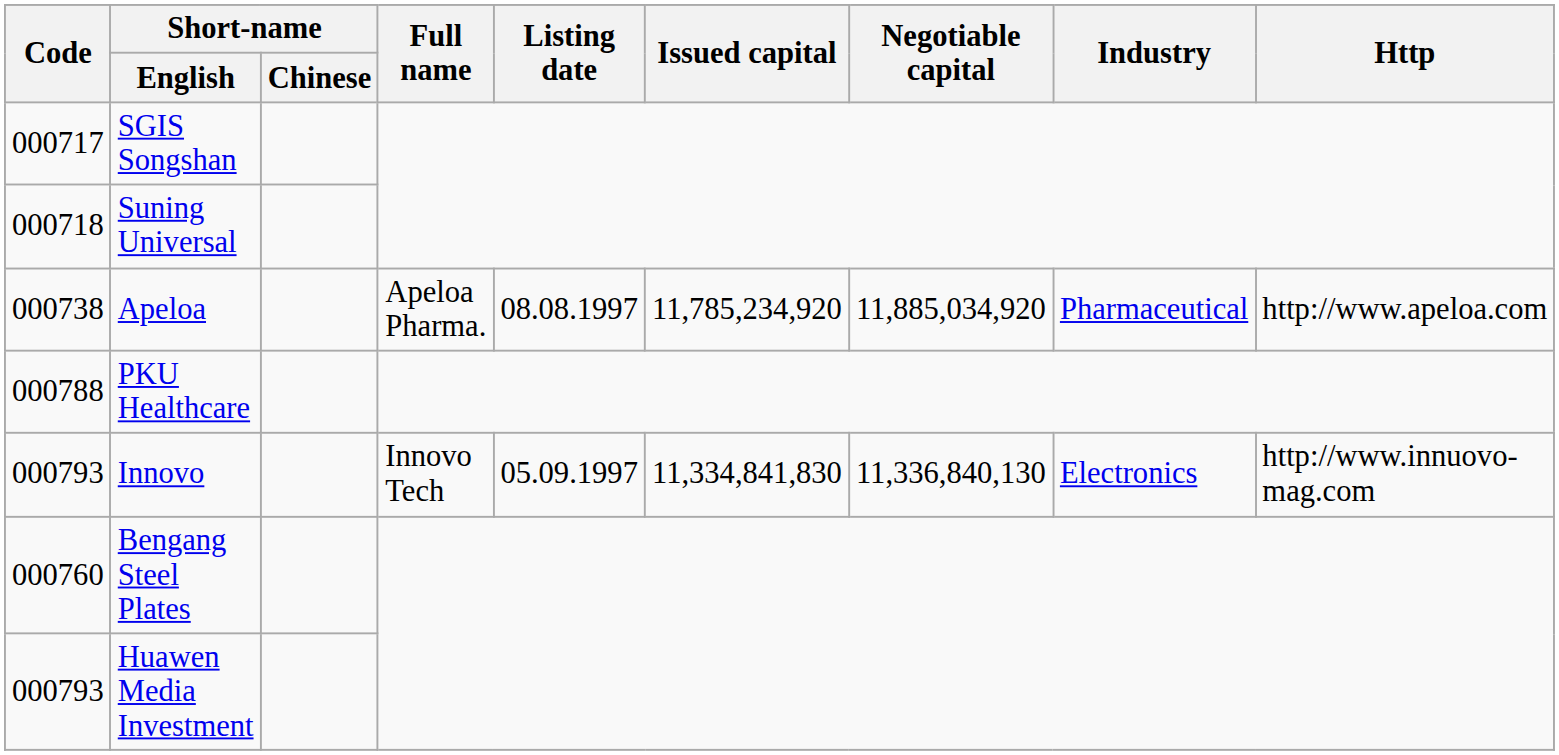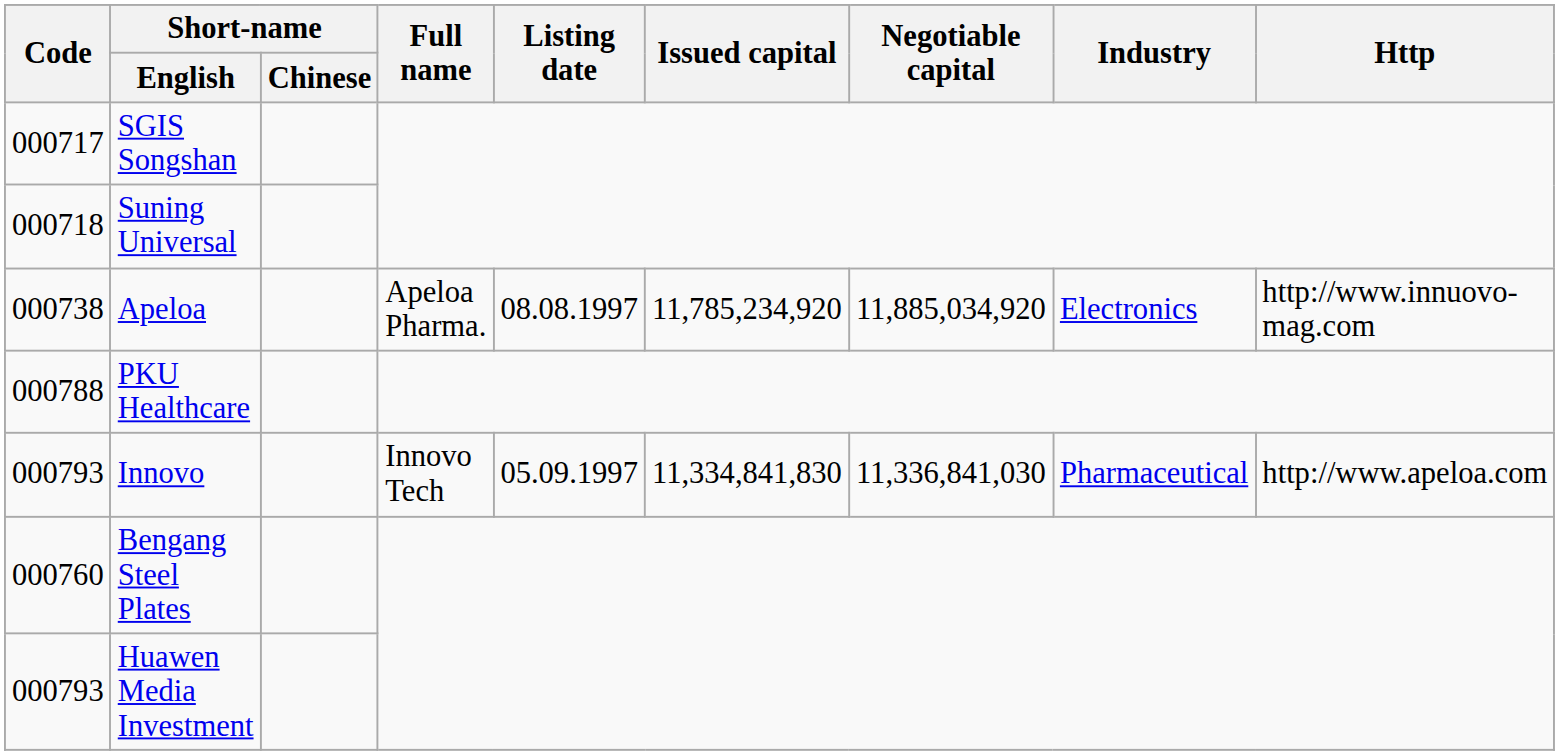(1154, 308) Pharmaceutical -> (1129, 308) Electronics
(1405, 308) http://www.apeloa.com -> (1390, 308) http://www.innuovo-mag.com
(951, 474) 11,336,840,130 -> (951, 474) 11,336,841,030
(1129, 474) Electronics -> (1154, 474) Pharmaceutical
(1390, 474) http://www.innuovo-mag.com -> (1405, 474) http://www.apeloa.com
